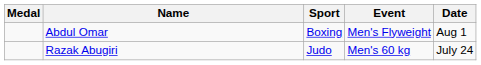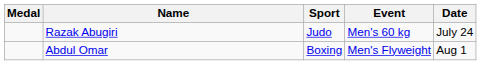rows swapped: (82, 50) <-> (77, 32)
